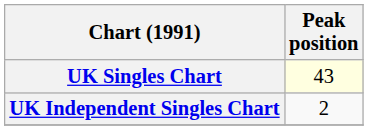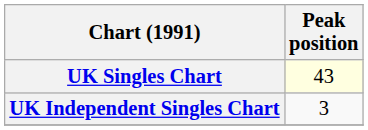(324, 108) 2 -> (324, 108) 3
